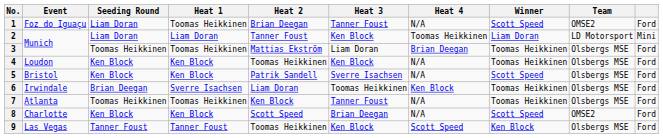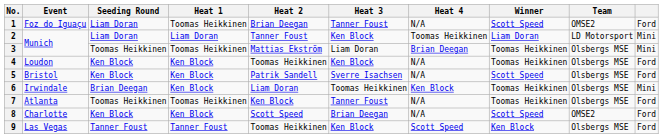(647, 50) Ford -> (647, 50) Mini
(206, 88) Sverre Isachsen -> (192, 88) Ken Block
(647, 88) Ford -> (647, 88) Mini
